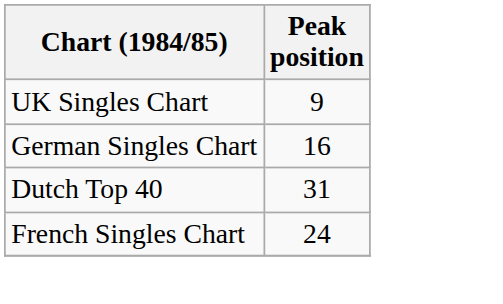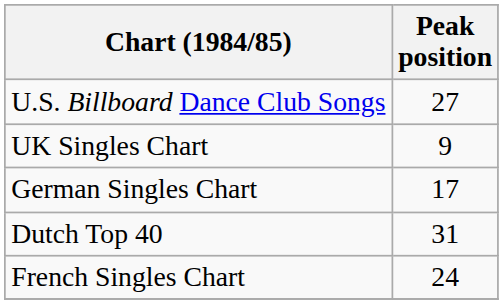+ row: (198, 101)
(317, 145) 16 -> (445, 189) 17
